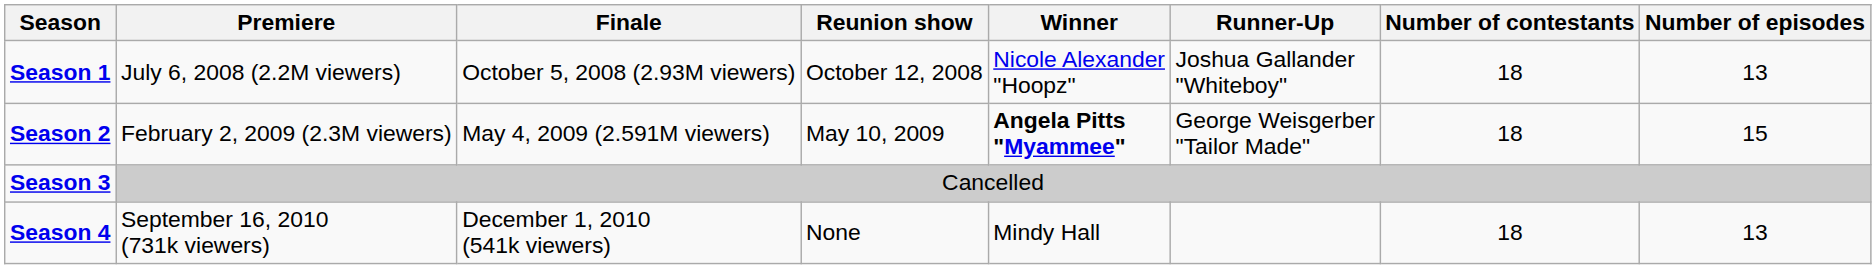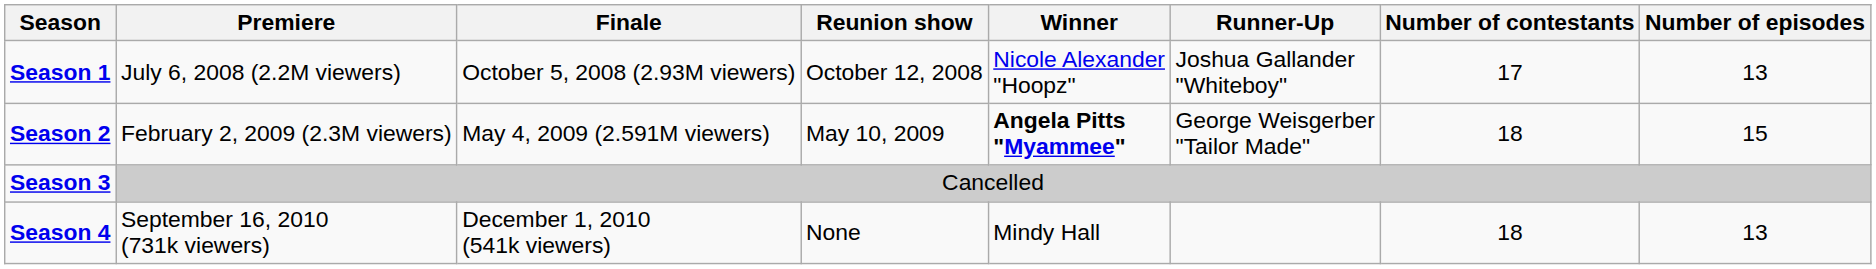(1510, 71) 18 -> (1510, 71) 17
